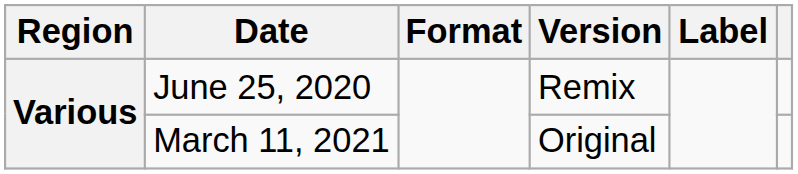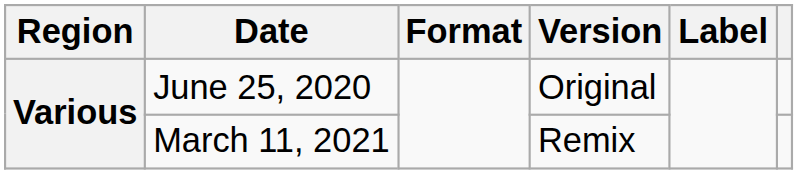(587, 86) Remix -> (597, 86) Original
(597, 140) Original -> (587, 140) Remix
